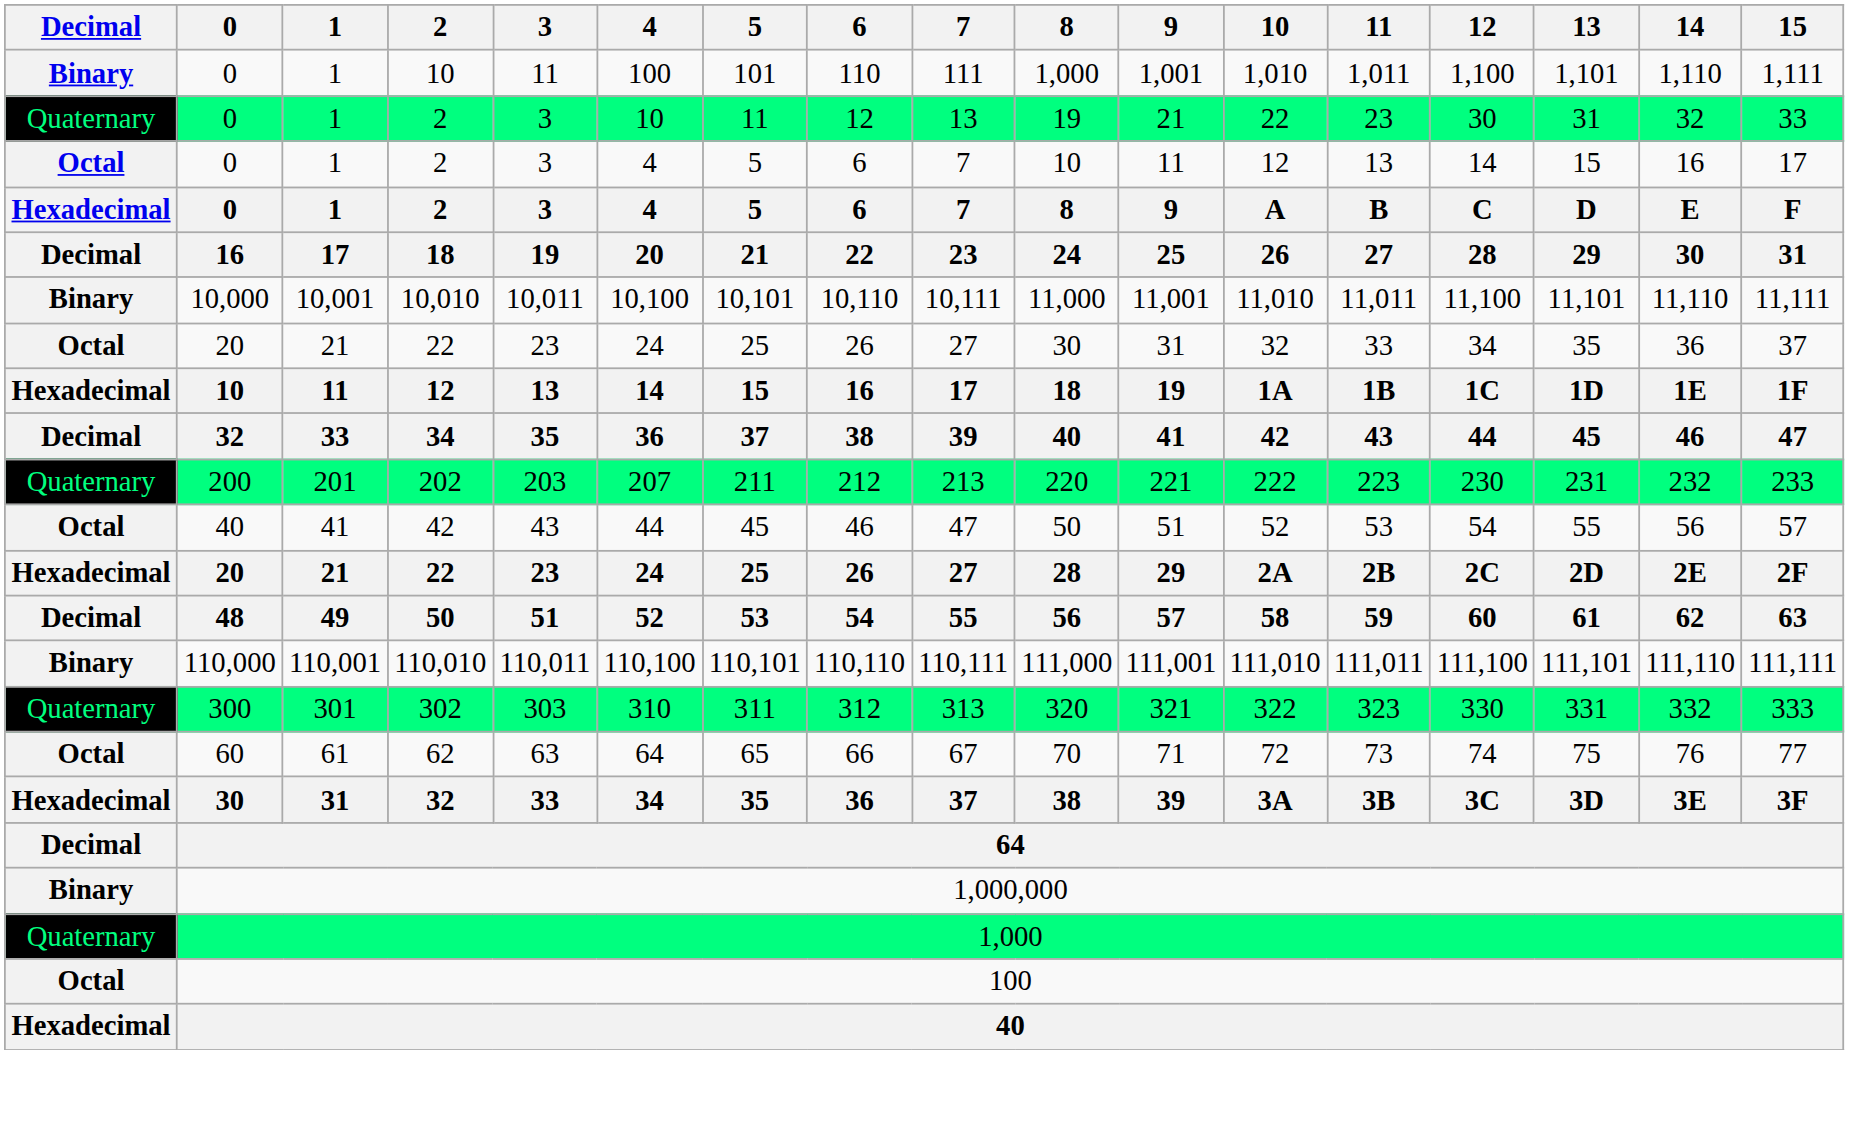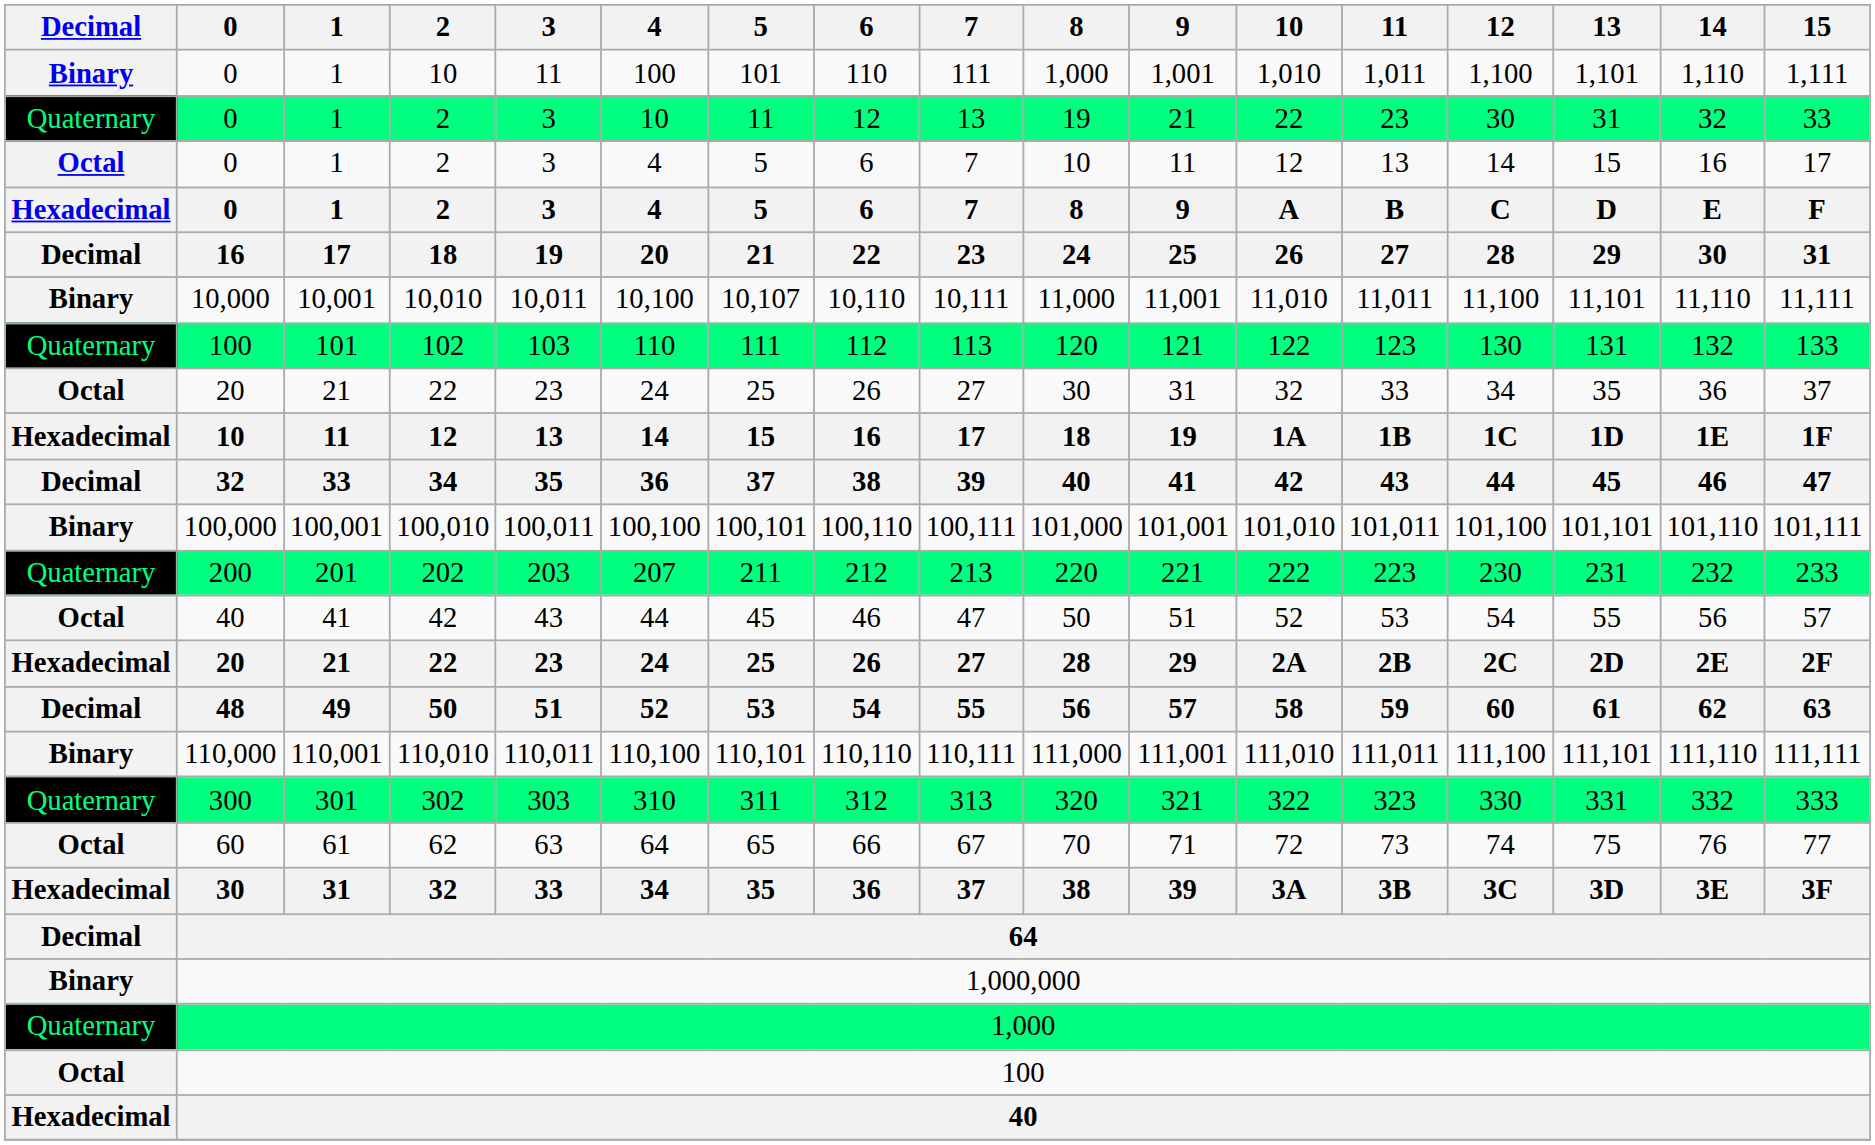(755, 299) 10,101 -> (761, 299) 10,107
+ row: (91, 345)
+ row: (91, 526)
